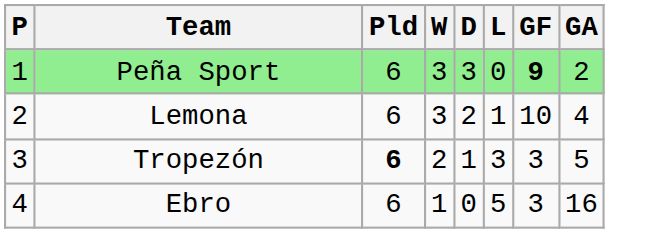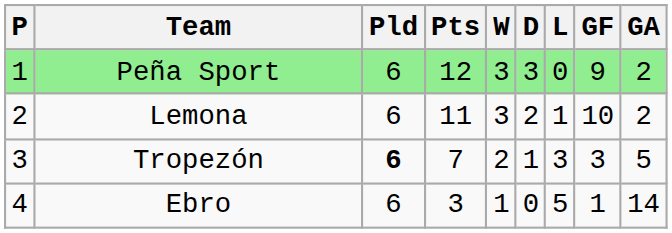+ column: (456, 27)
(536, 72) bold -> (598, 72) normal
(581, 116) 4 -> (644, 116) 2
(536, 205) 3 -> (598, 205) 1
(581, 205) 16 -> (644, 205) 14
